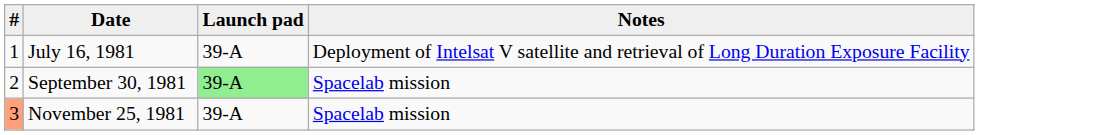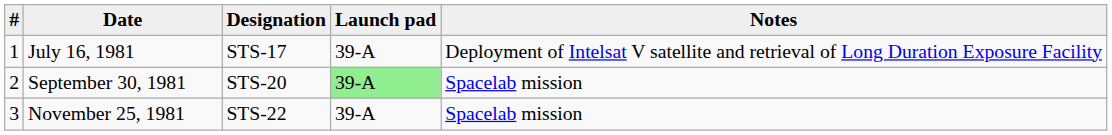+ column: (276, 20)
(14, 113) lightsalmon background -> (14, 113) no background
